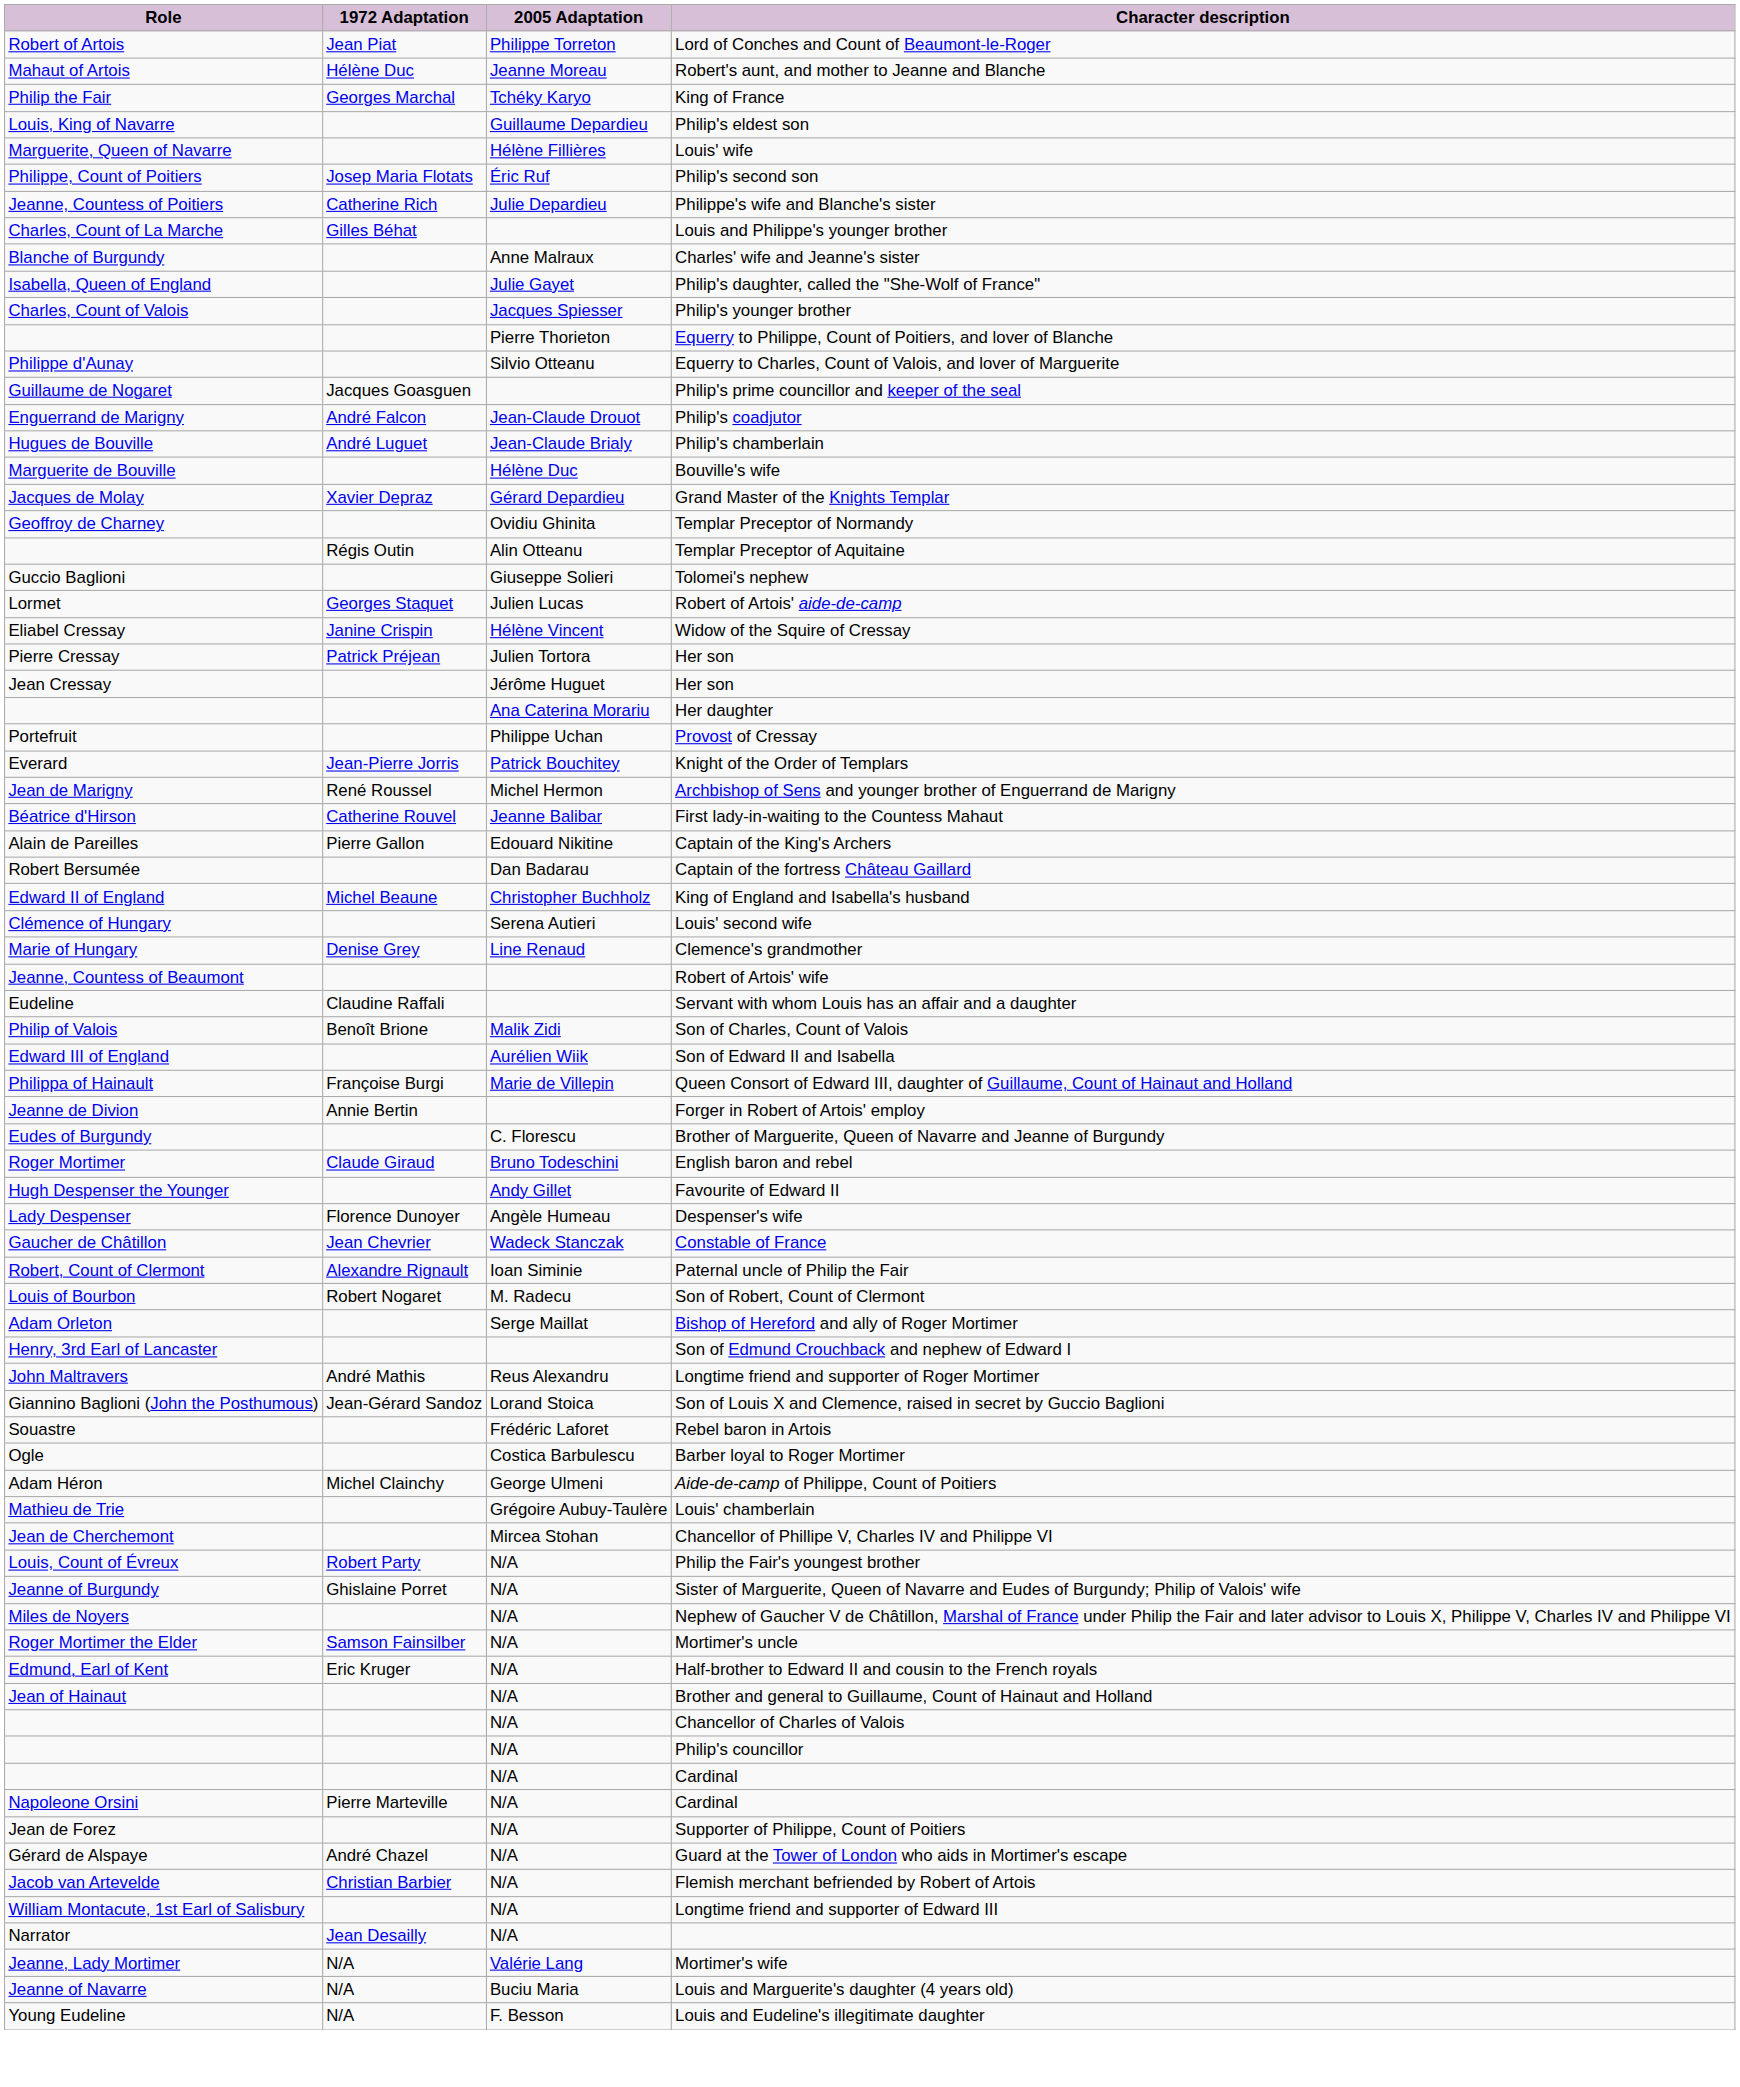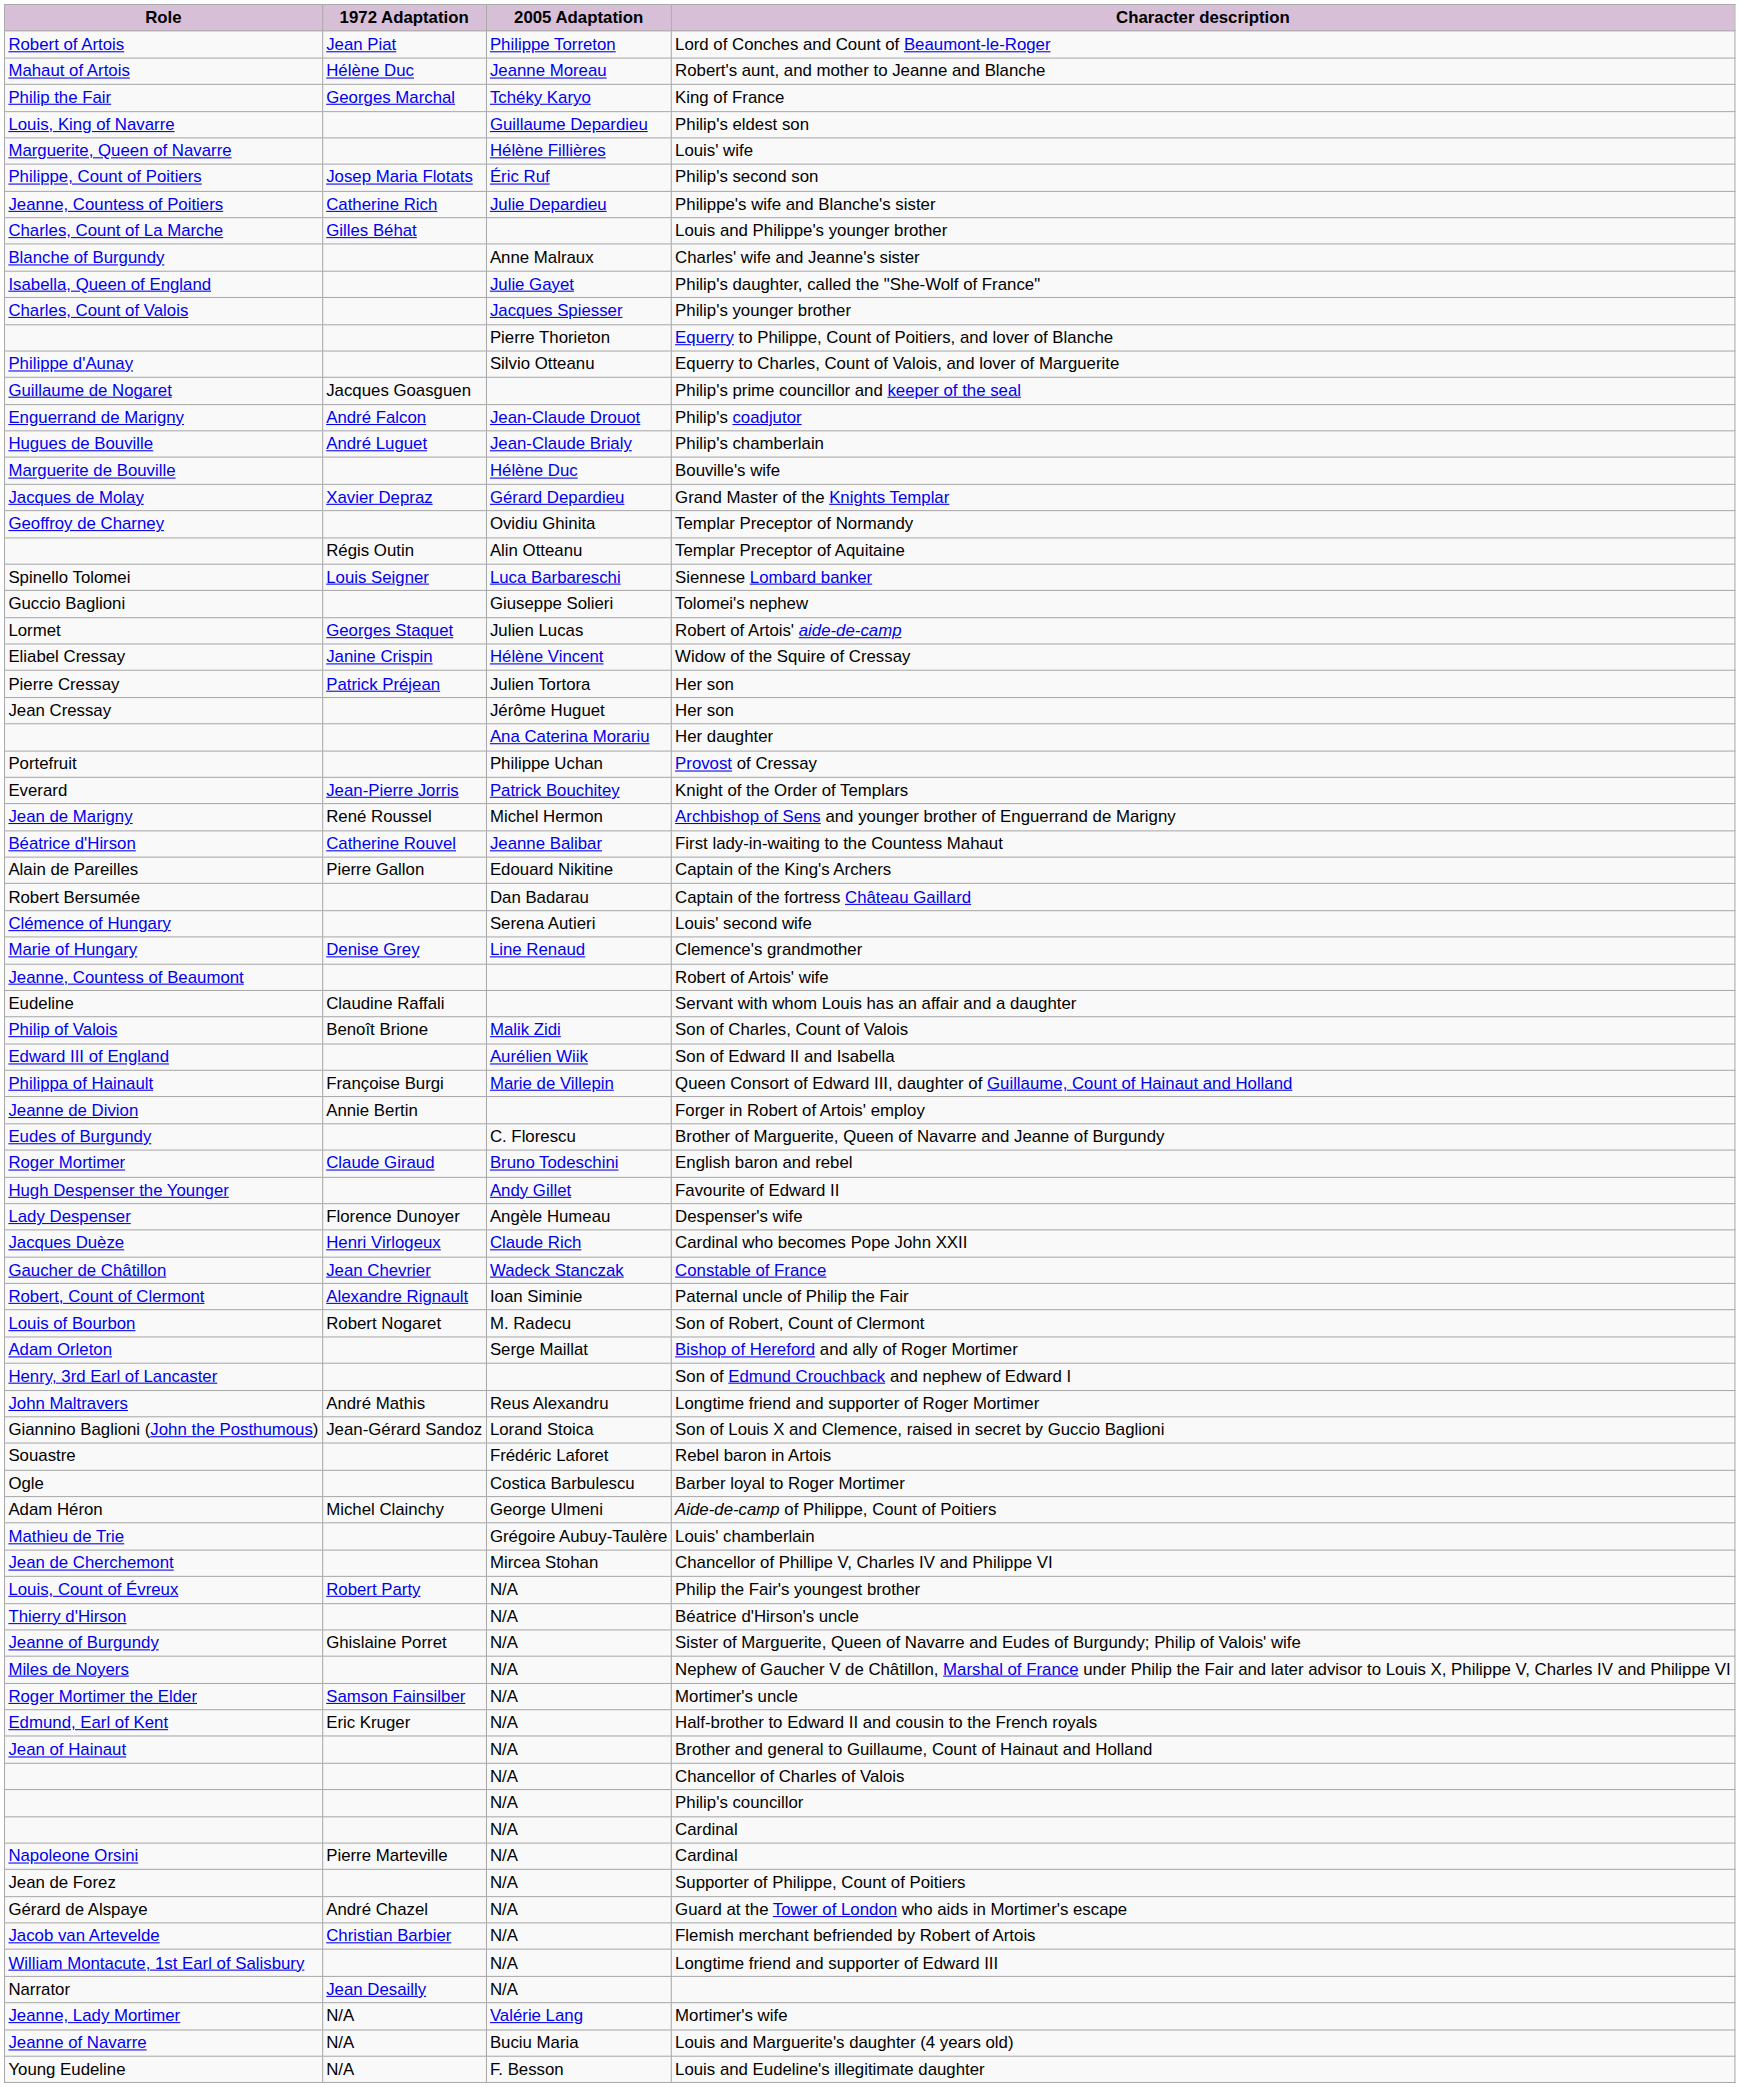+ row: (69, 577)
- row: (86, 897)
+ row: (66, 1243)
+ row: (67, 1616)
